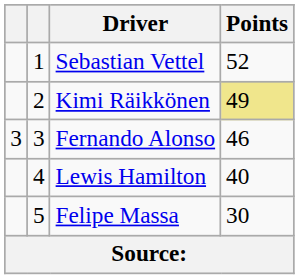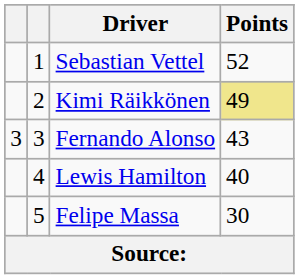(238, 138) 46 -> (238, 138) 43
